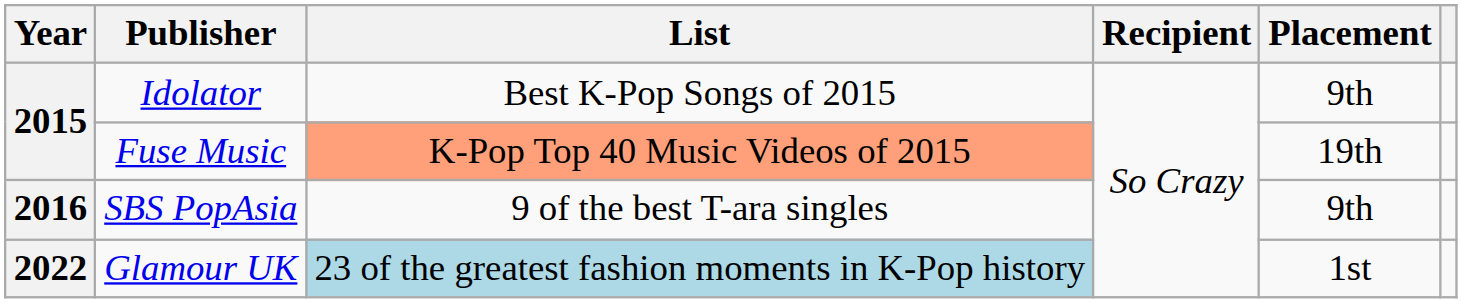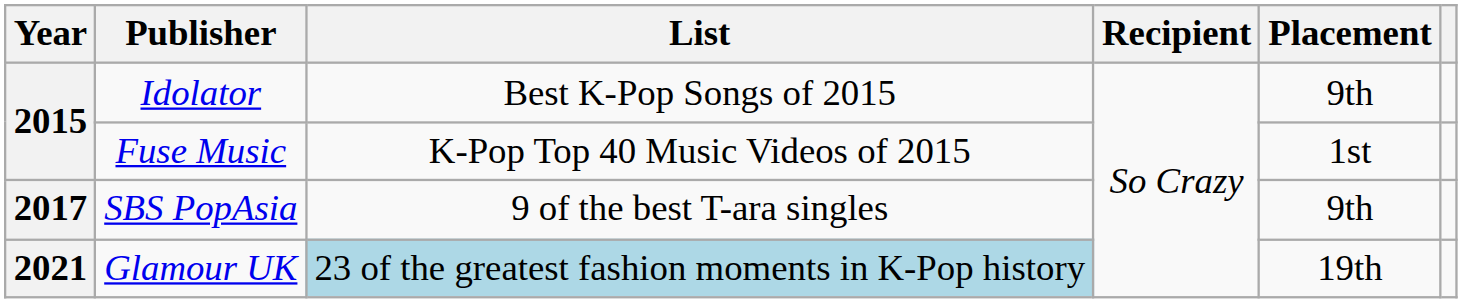(700, 150) lightsalmon background -> (700, 150) no background
(1350, 150) 19th -> (1350, 150) 1st
(50, 208) 2016 -> (50, 208) 2017
(50, 267) 2022 -> (50, 267) 2021
(1350, 267) 1st -> (1350, 267) 19th
